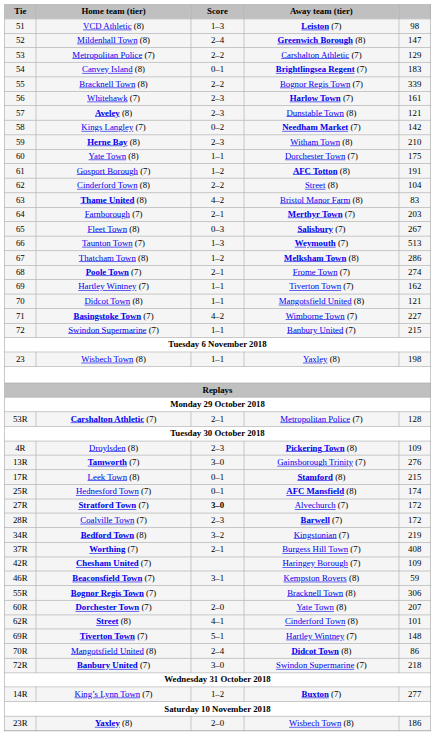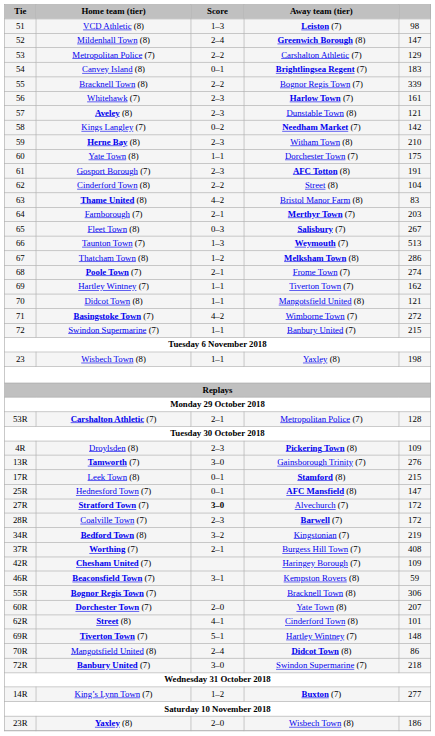(217, 171) 1–2 -> (217, 171) 2–3
(415, 316) 227 -> (415, 316) 272
(415, 492) 174 -> (415, 492) 147
